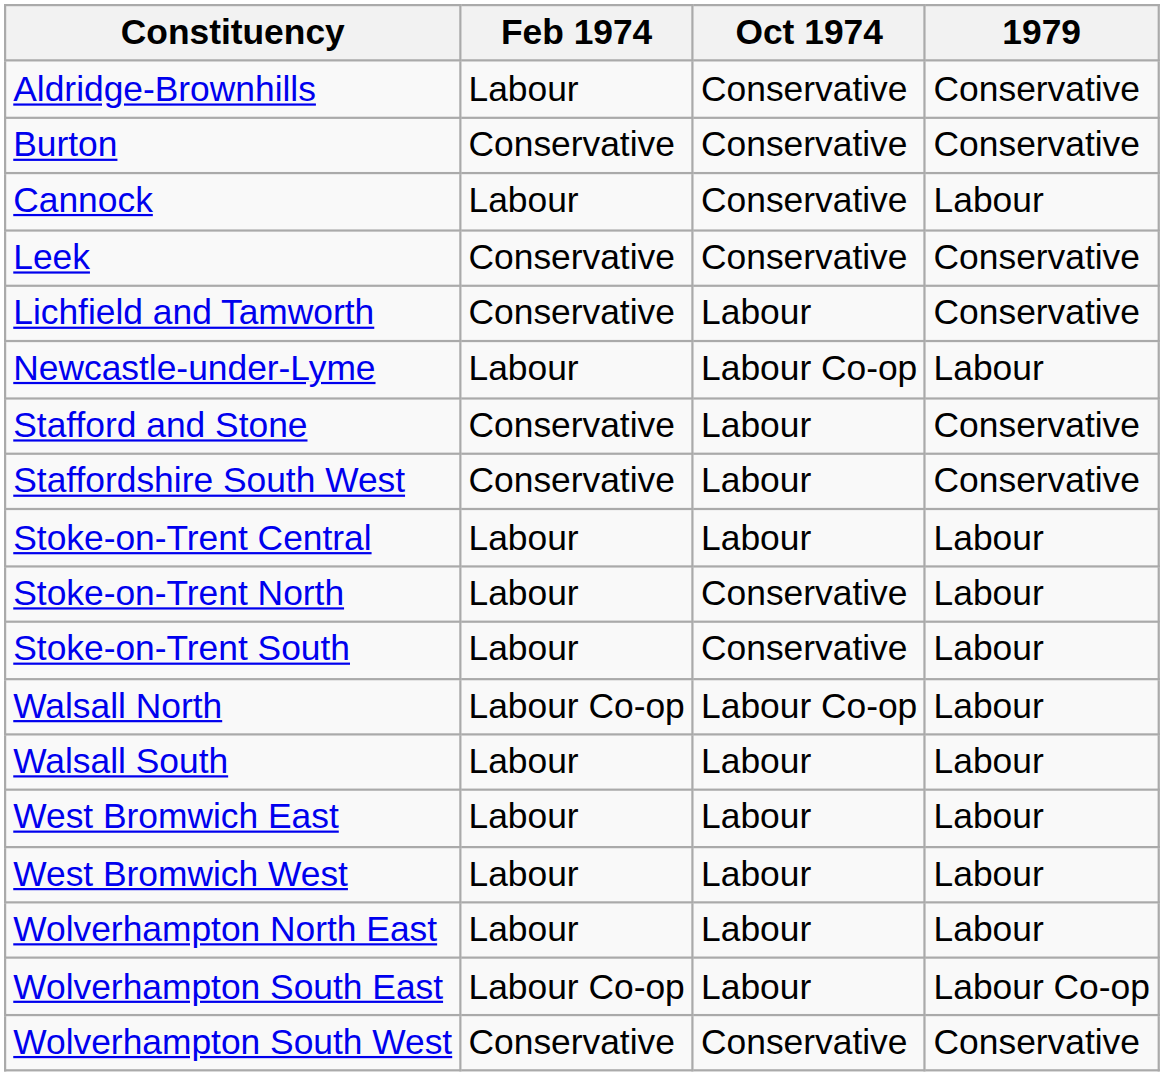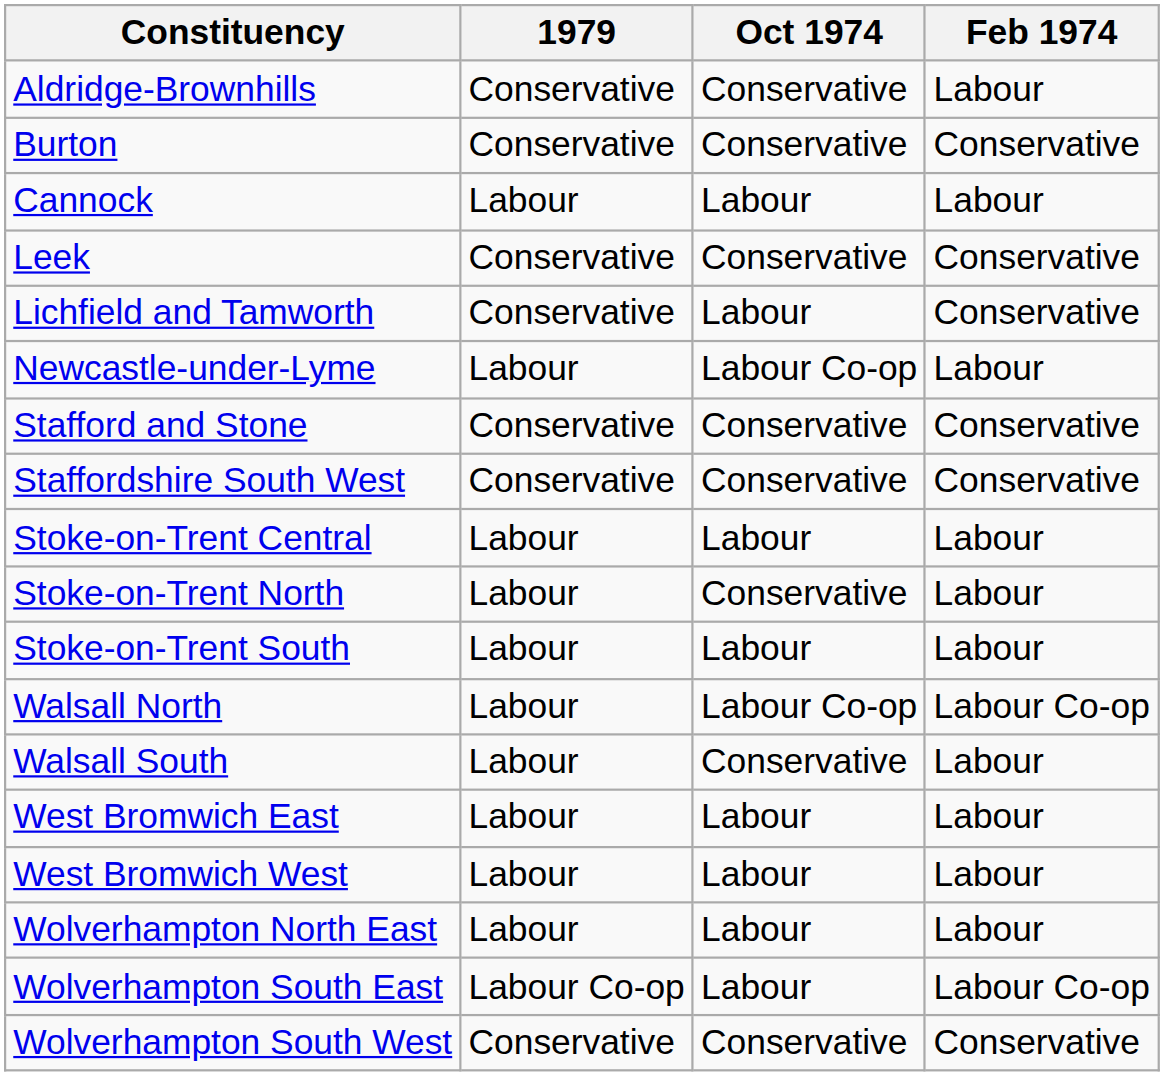columns swapped: (577, 32) <-> (1042, 32)
(804, 200) Conservative -> (756, 200) Labour
(756, 425) Labour -> (804, 425) Conservative
(756, 481) Labour -> (804, 481) Conservative
(804, 649) Conservative -> (756, 649) Labour
(756, 761) Labour -> (804, 761) Conservative
